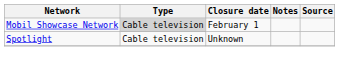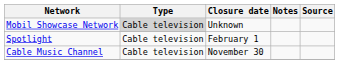(233, 25) February 1 -> (226, 25) Unknown
(226, 39) Unknown -> (233, 39) February 1
+ row: (55, 53)
